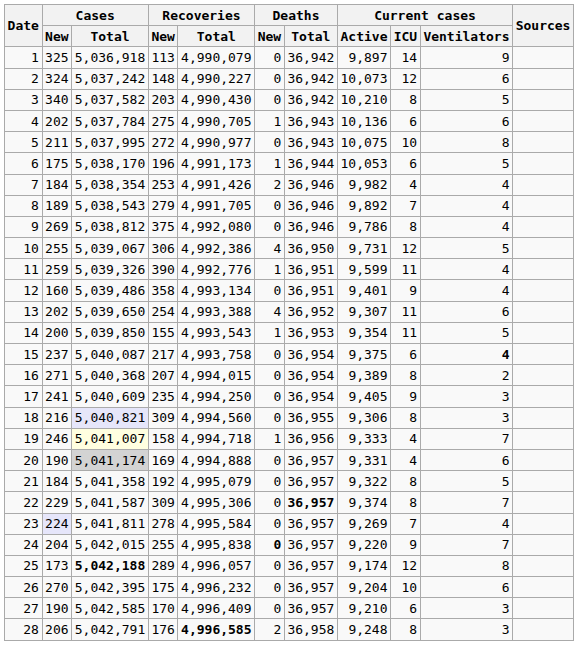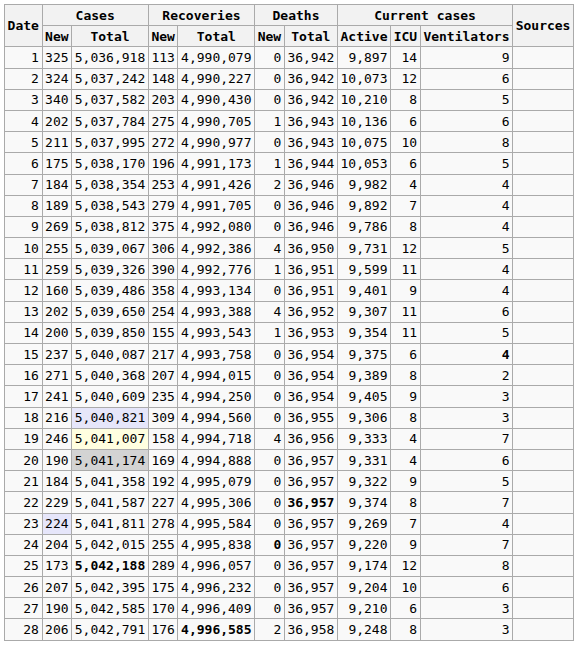(277, 439) 1 -> (277, 439) 4
(413, 481) 8 -> (413, 481) 9
(163, 502) 309 -> (163, 502) 227
(57, 587) 270 -> (57, 587) 207
